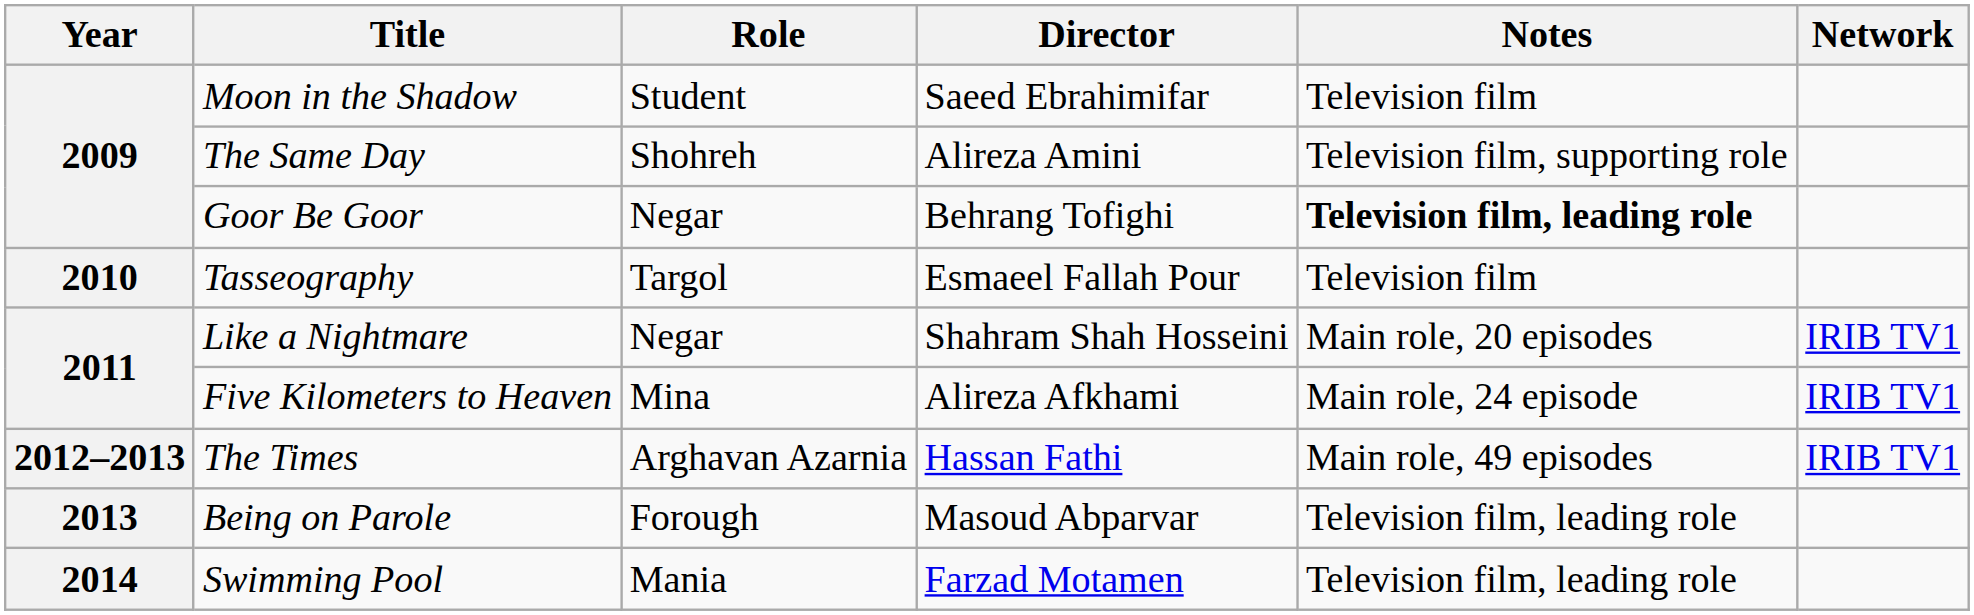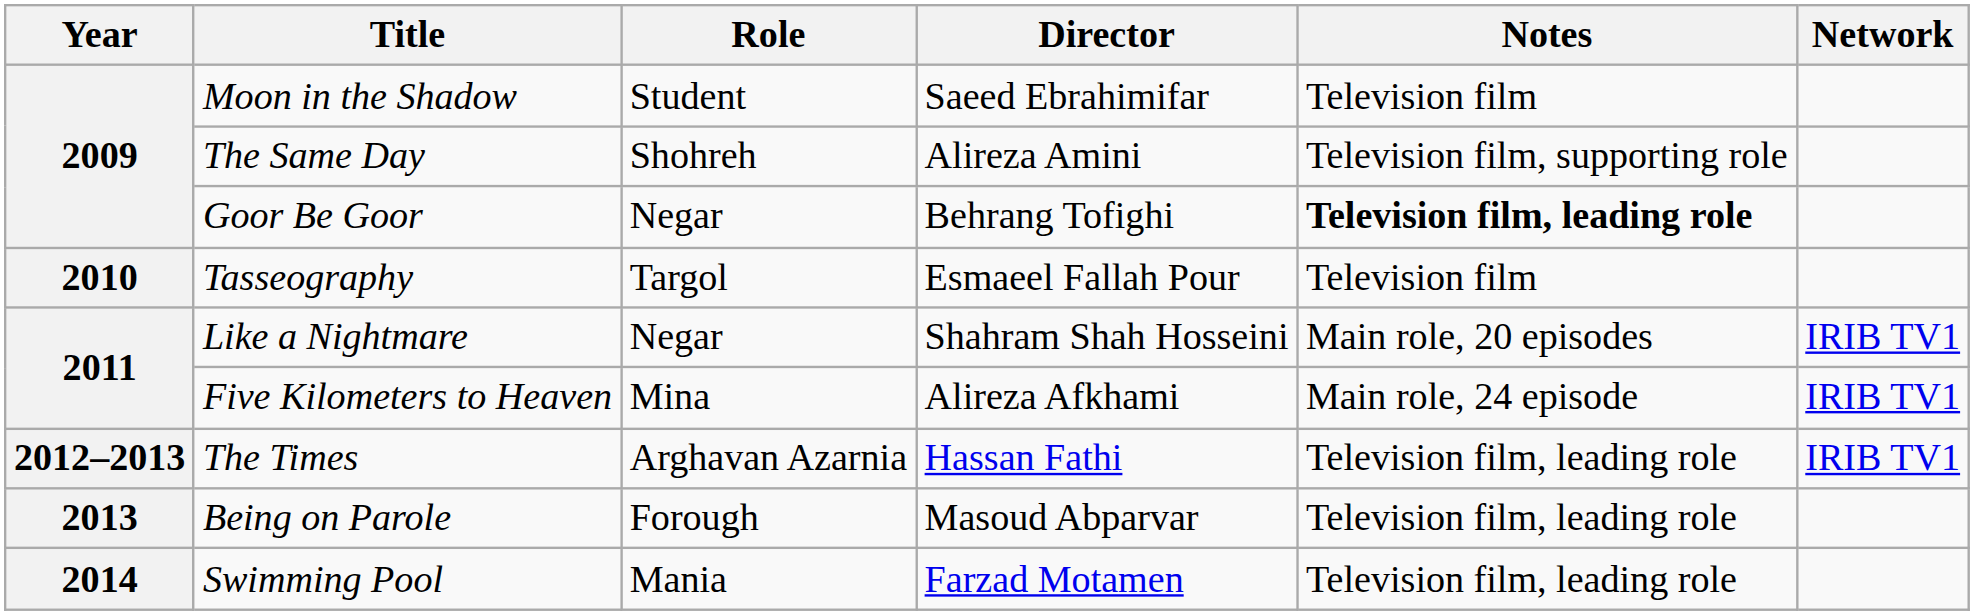(1479, 457) Main role, 49 episodes -> (1521, 457) Television film, leading role
